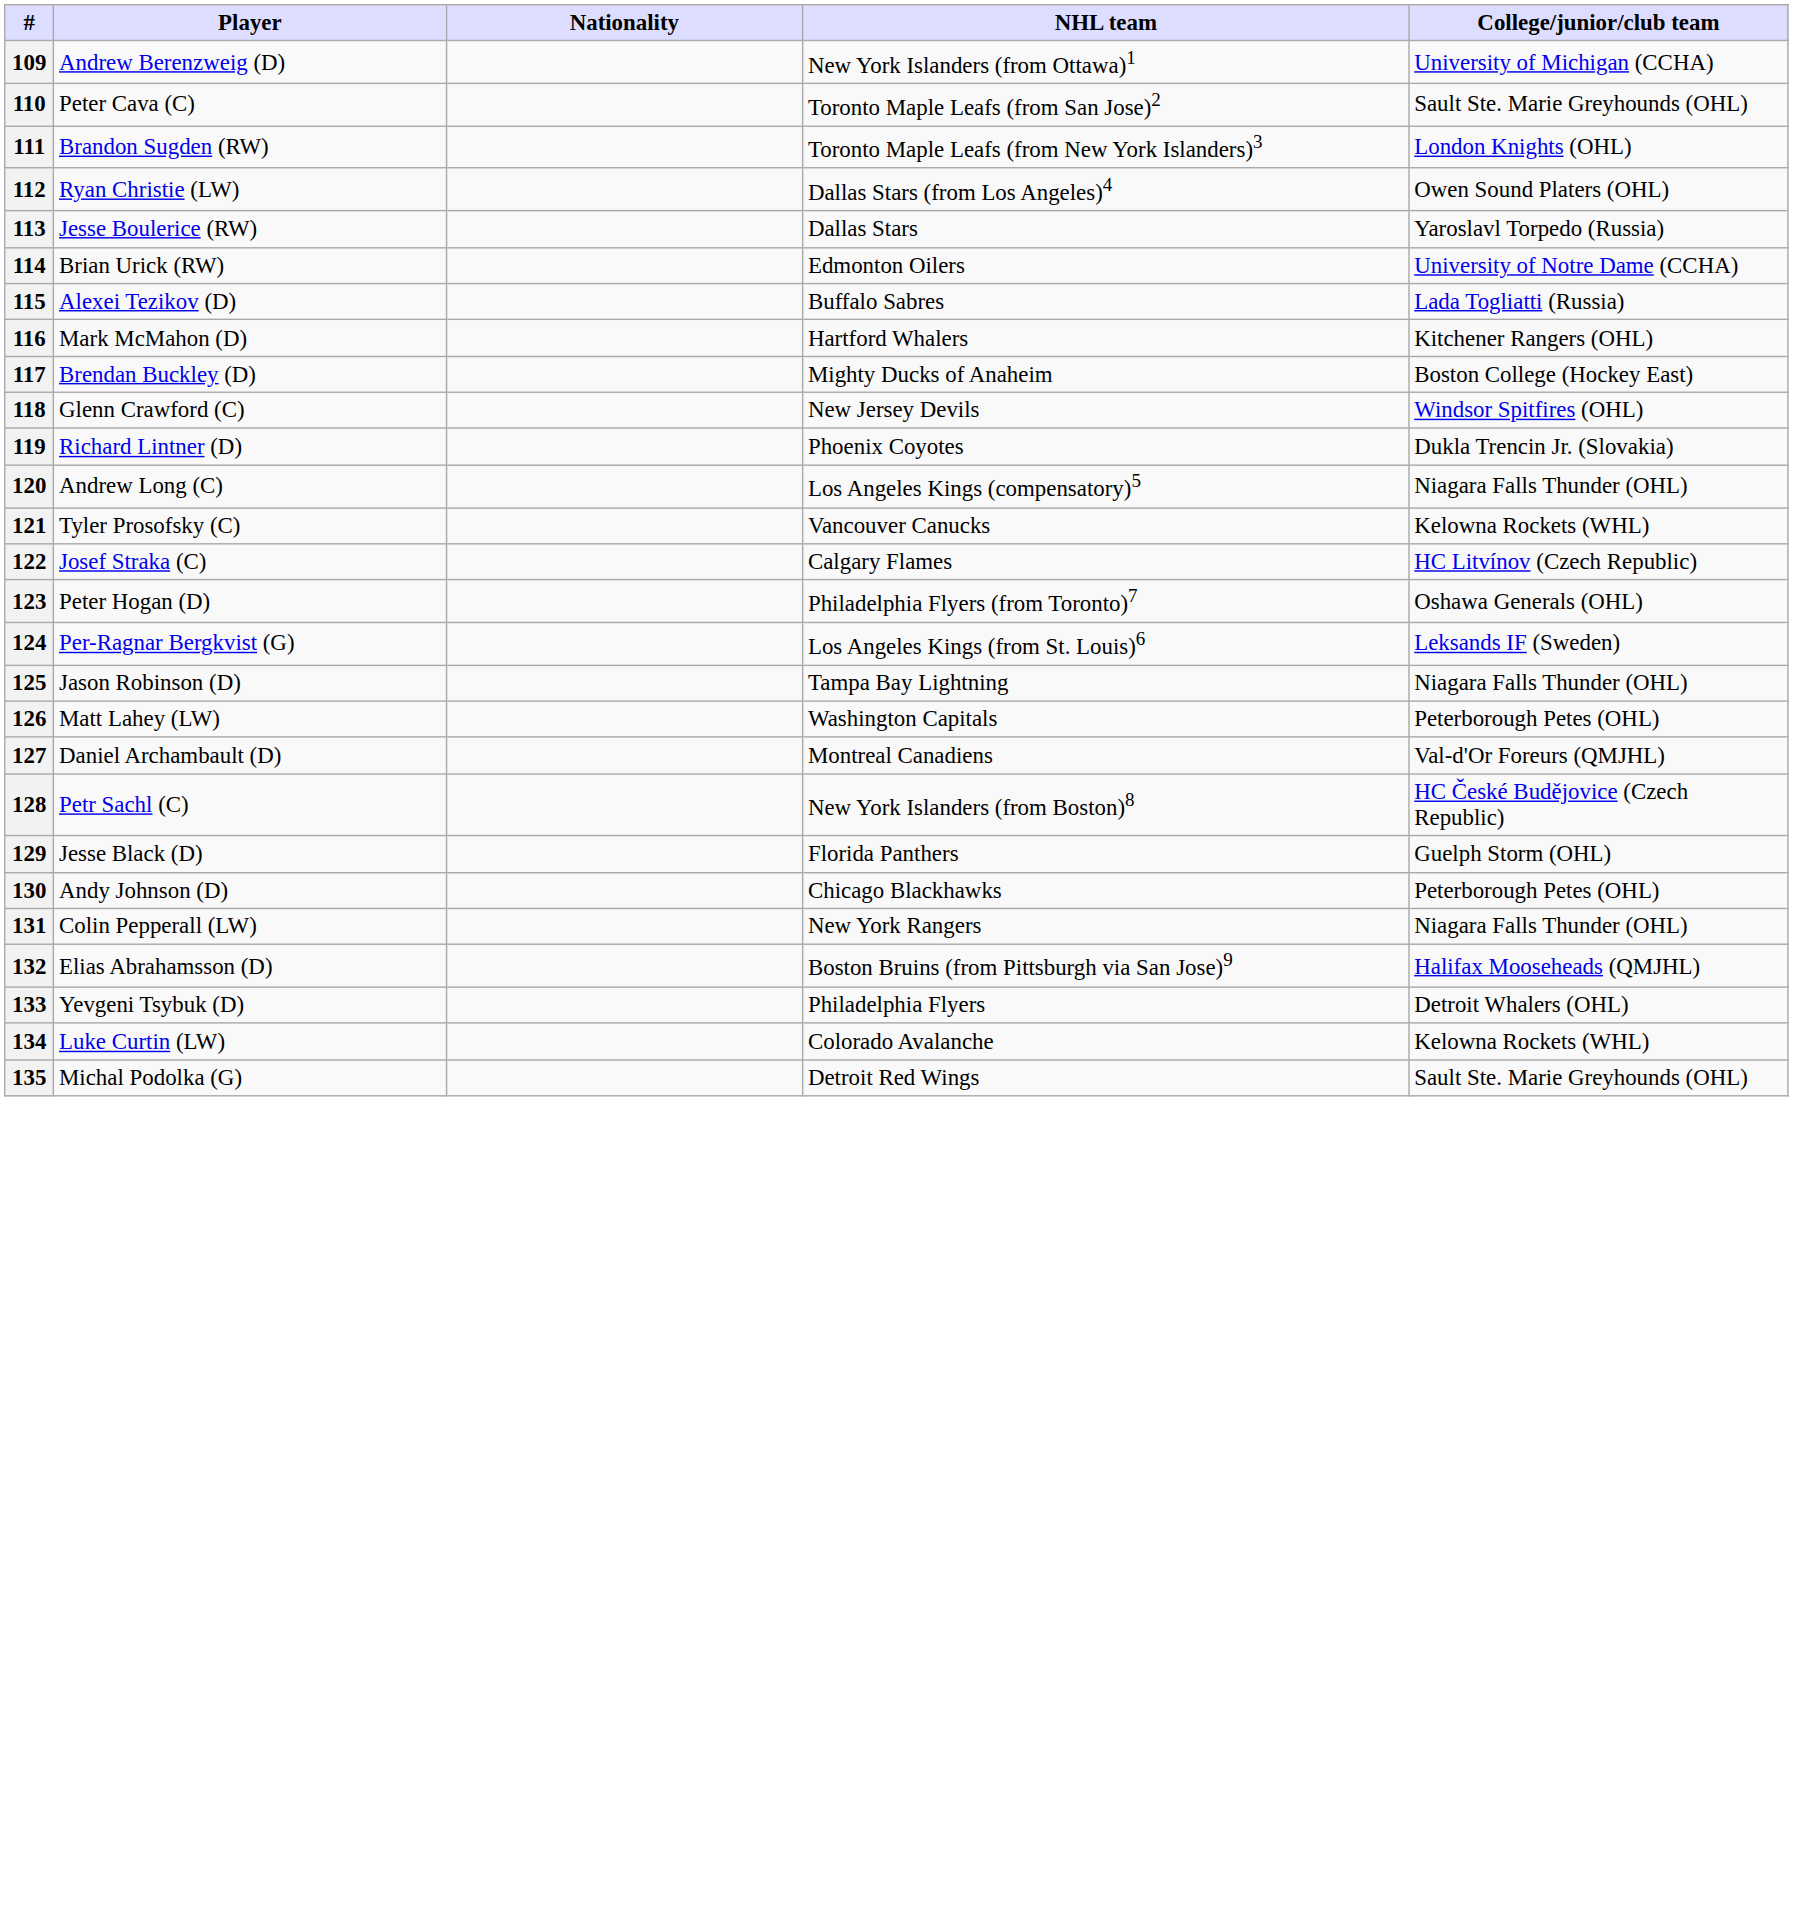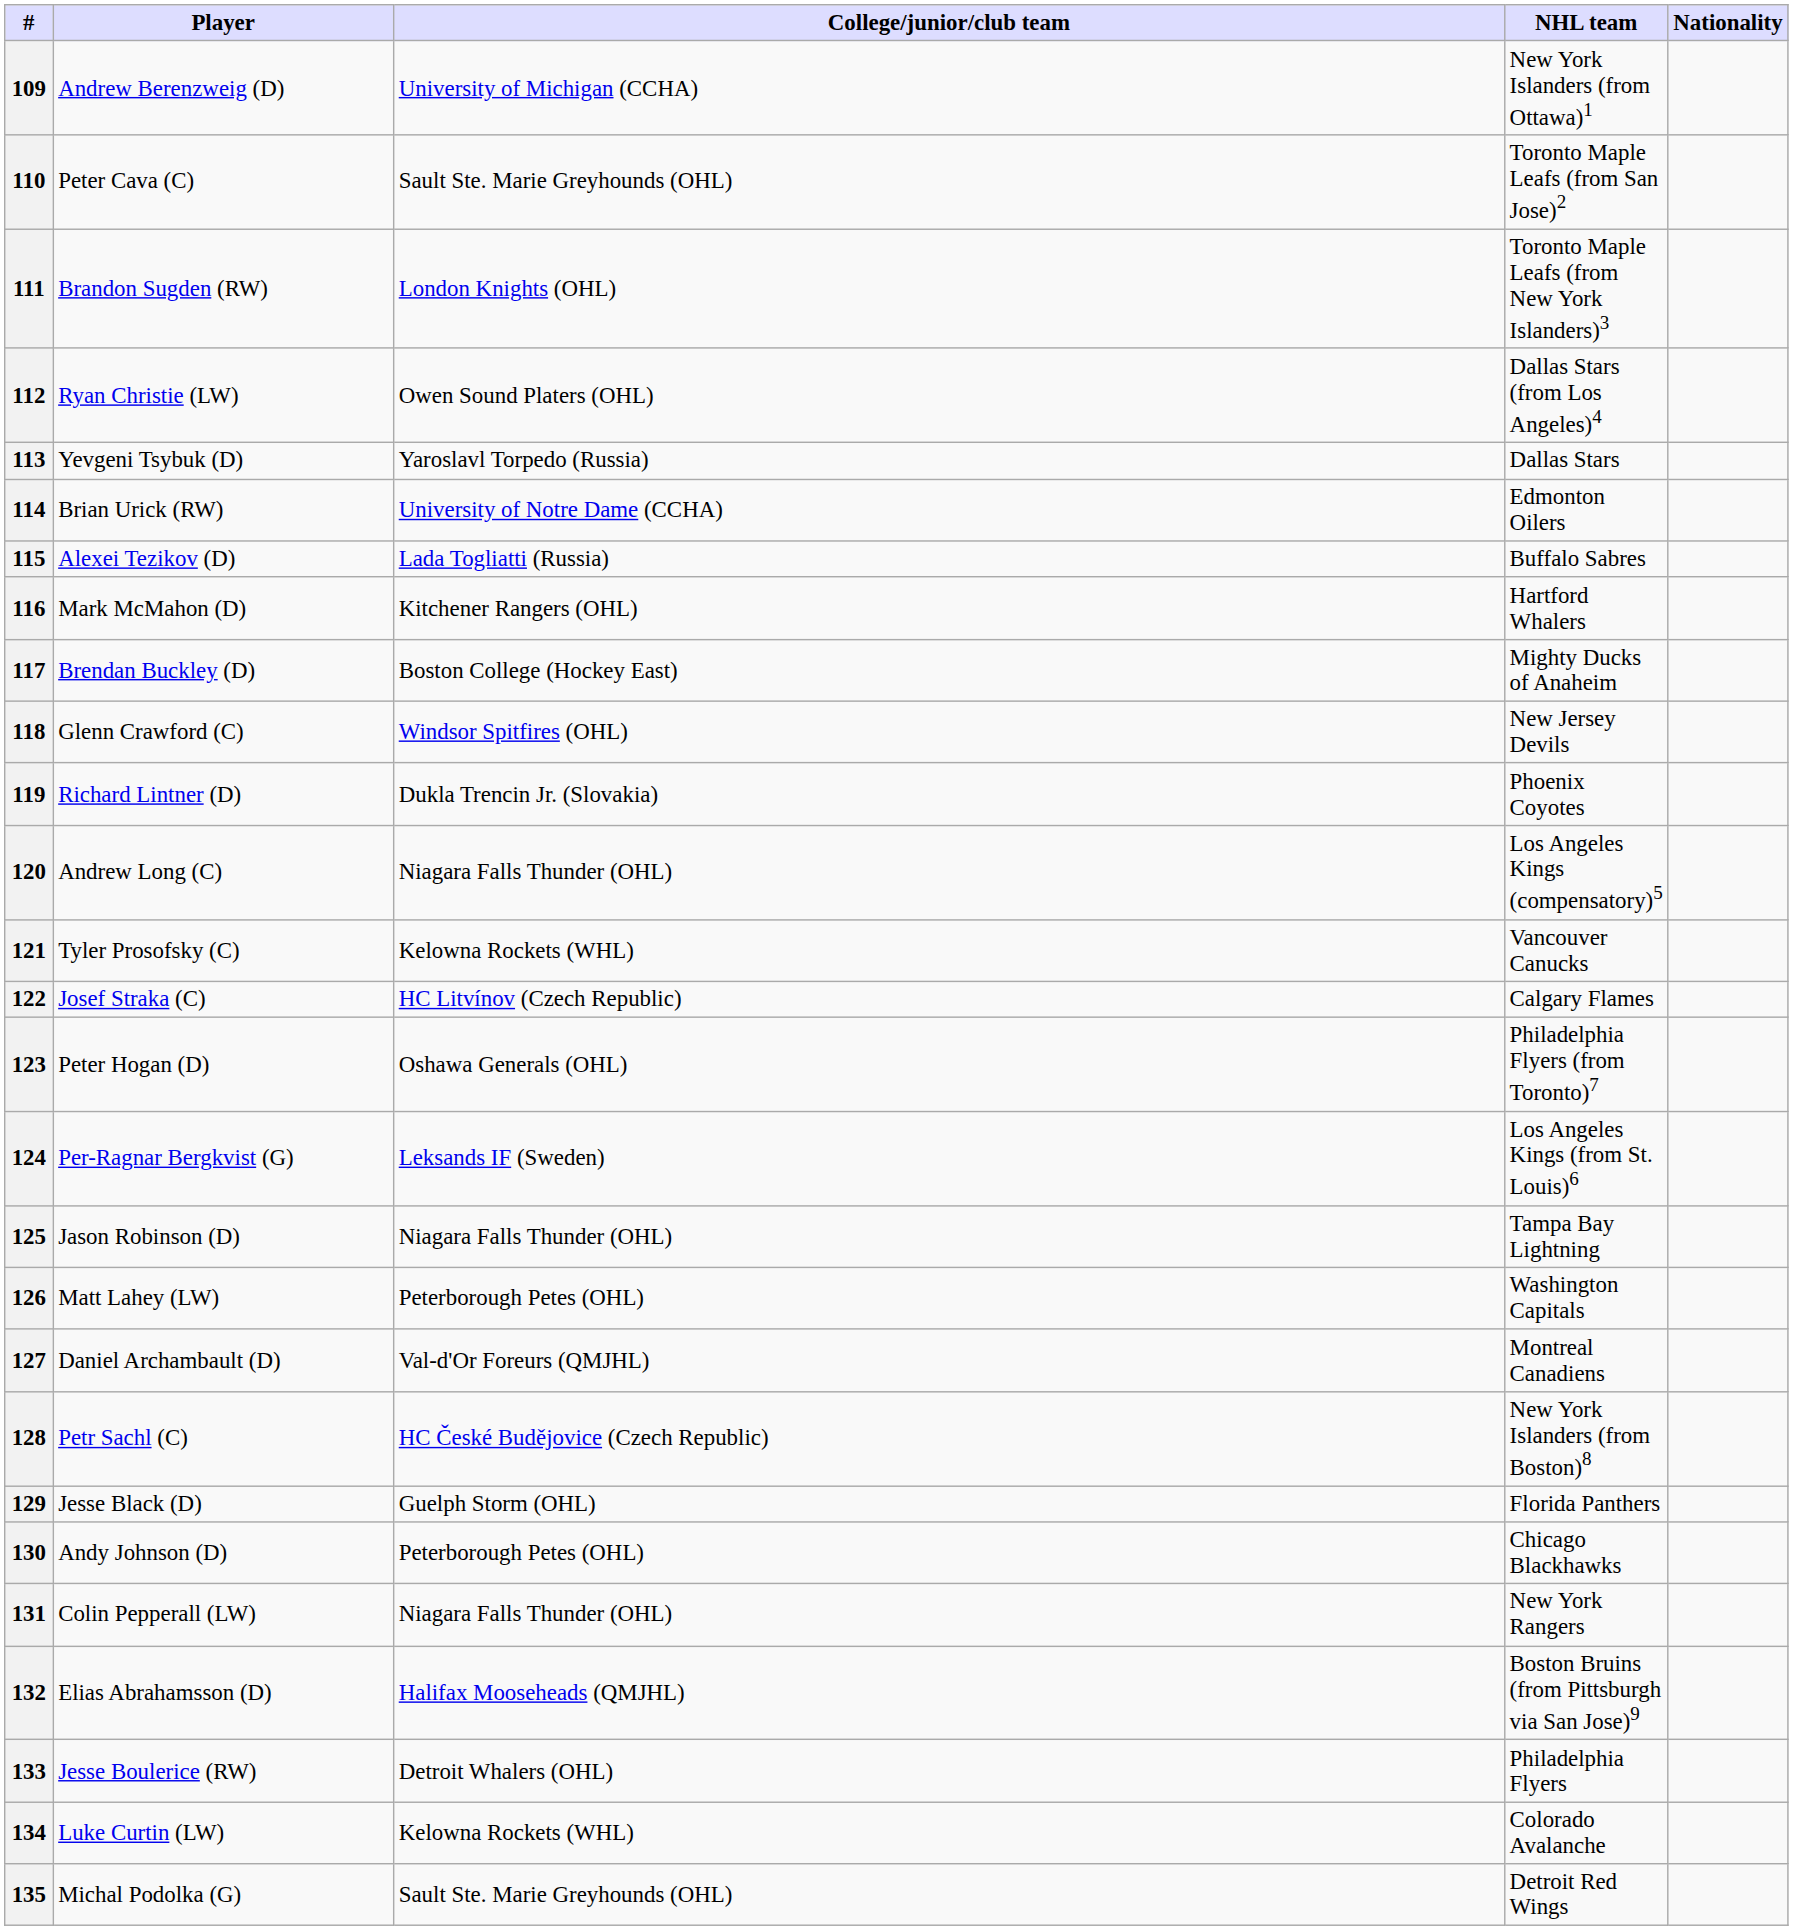columns swapped: (624, 22) <-> (1598, 22)
(158, 228) Jesse Boulerice (RW) -> (151, 460) Yevgeni Tsybuk (D)
(152, 1005) Yevgeni Tsybuk (D) -> (157, 1770) Jesse Boulerice (RW)
